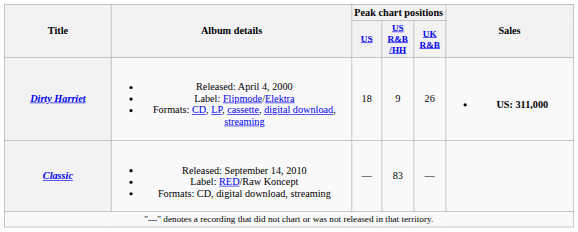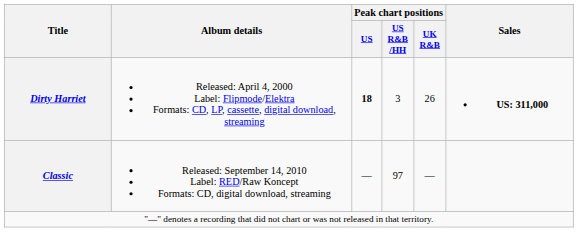(367, 99) normal -> (367, 99) bold
(398, 99) 9 -> (398, 99) 3
(398, 176) 83 -> (398, 176) 97
